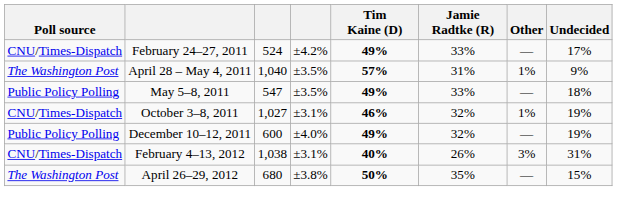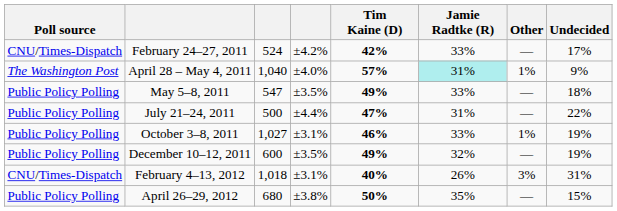(375, 50) 49% -> (375, 50) 42%
(310, 71) ±3.5% -> (310, 71) ±4.0%
(463, 71) no background -> (463, 71) paleturquoise background
+ row: (190, 112)
(65, 112) CNU/Times-Dispatch -> (63, 133) Public Policy Polling
(463, 112) 32% -> (463, 133) 33%
(310, 133) ±4.0% -> (310, 154) ±3.5%
(272, 154) 1,038 -> (272, 175) 1,018
(63, 175) The Washington Post -> (63, 196) Public Policy Polling
